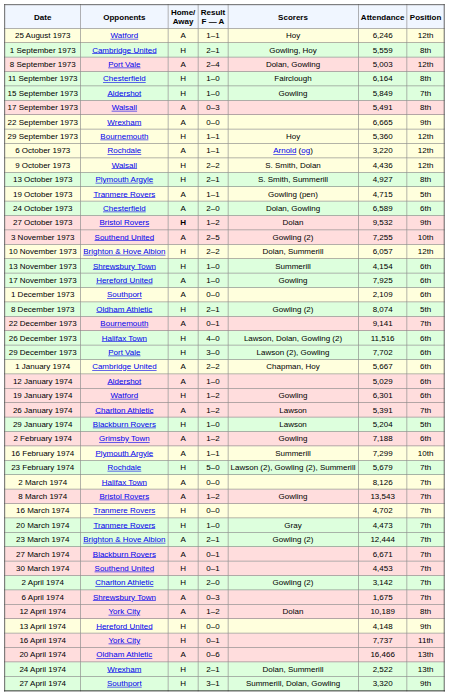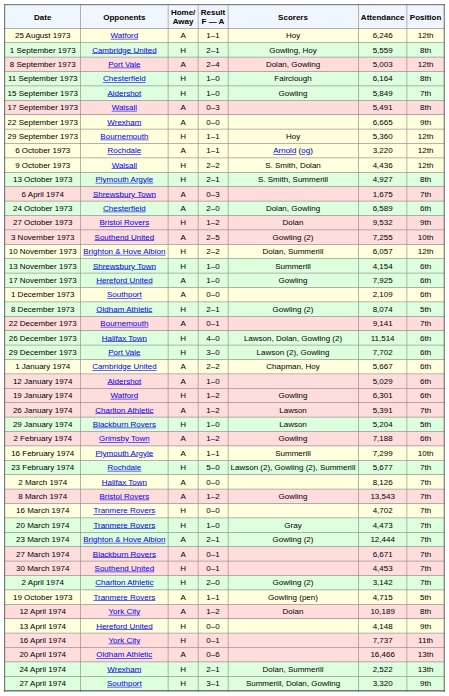rows swapped: (43, 194) <-> (43, 597)
(183, 223) bold -> (183, 223) normal
(383, 338) 11,516 -> (383, 338) 11,514
(383, 468) 5,679 -> (383, 468) 5,677
